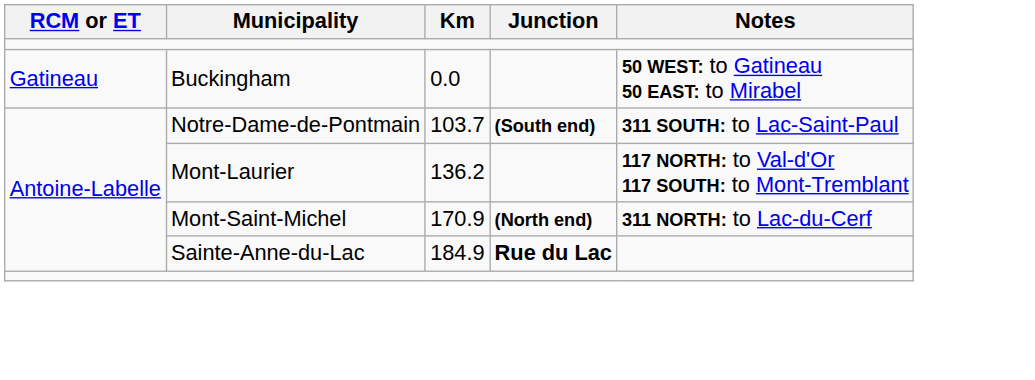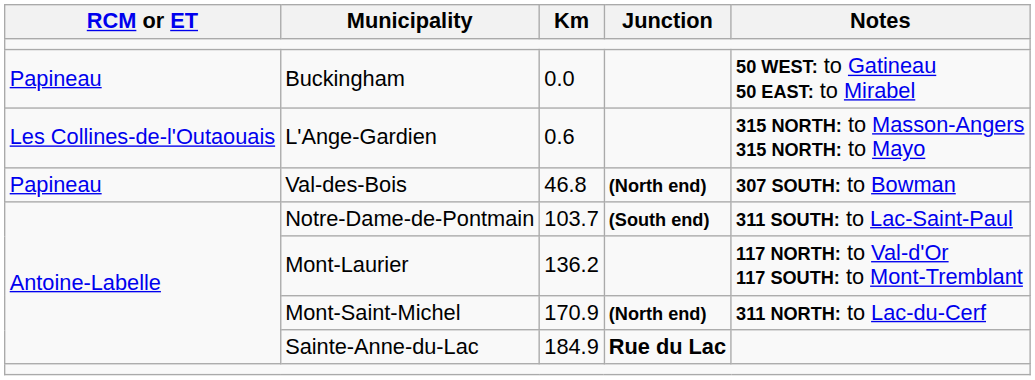(54, 78) Gatineau -> (56, 78) Papineau
+ row: (361, 137)
+ row: (346, 184)
